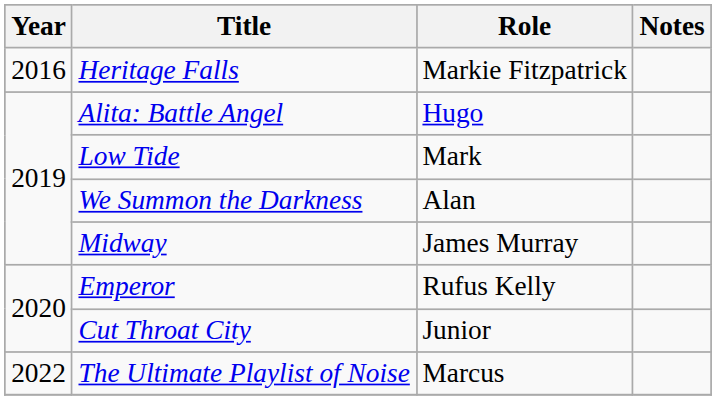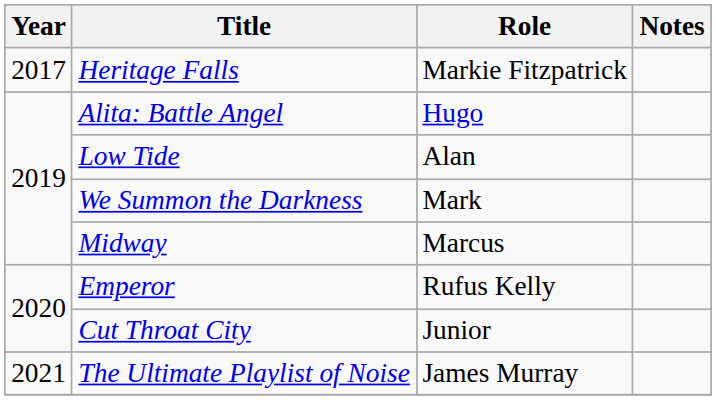(39, 69) 2016 -> (39, 69) 2017
(452, 156) Mark -> (449, 156) Alan
(449, 199) Alan -> (452, 199) Mark
(500, 243) James Murray -> (463, 243) Marcus
(39, 373) 2022 -> (39, 373) 2021
(463, 373) Marcus -> (500, 373) James Murray
